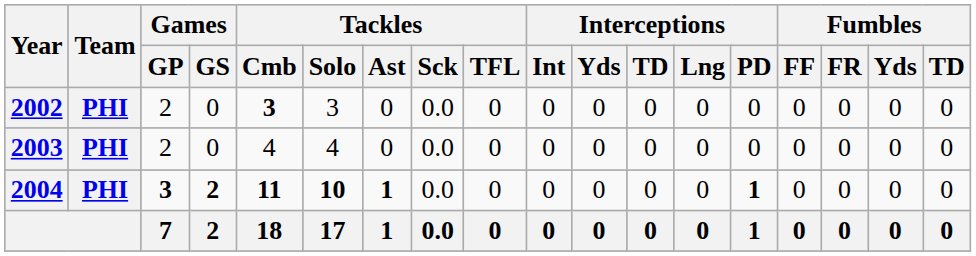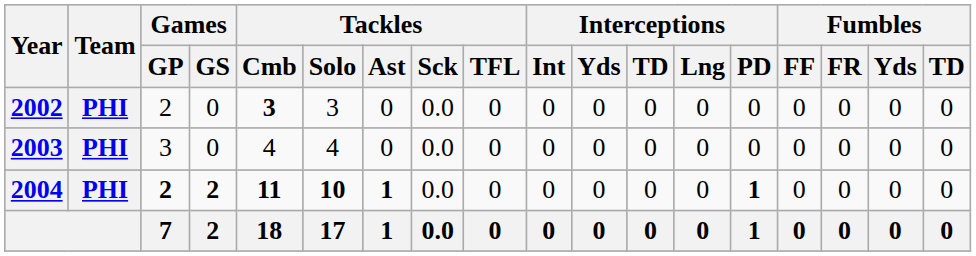(165, 148) 2 -> (165, 148) 3
(165, 189) 3 -> (165, 189) 2
